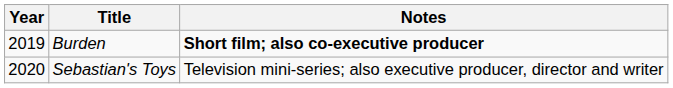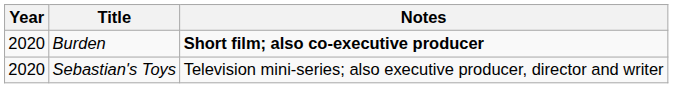(27, 43) 2019 -> (27, 43) 2020
